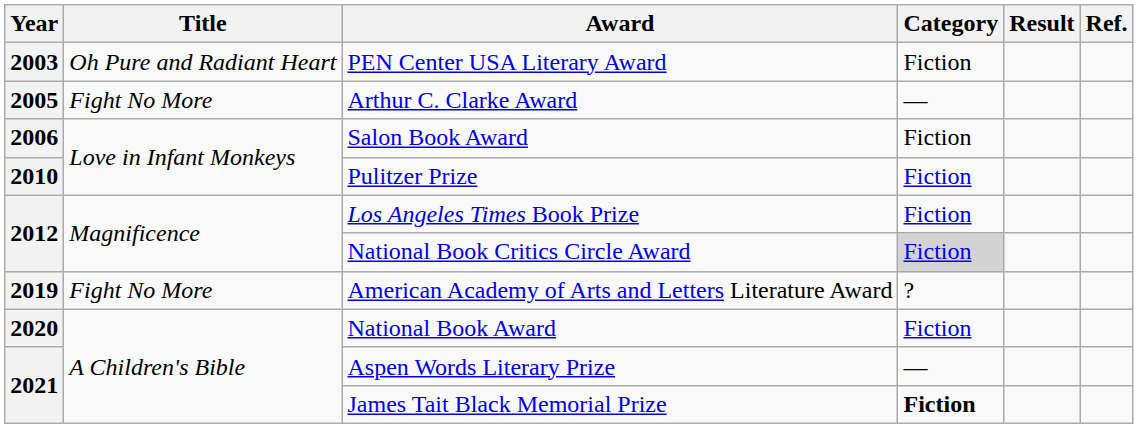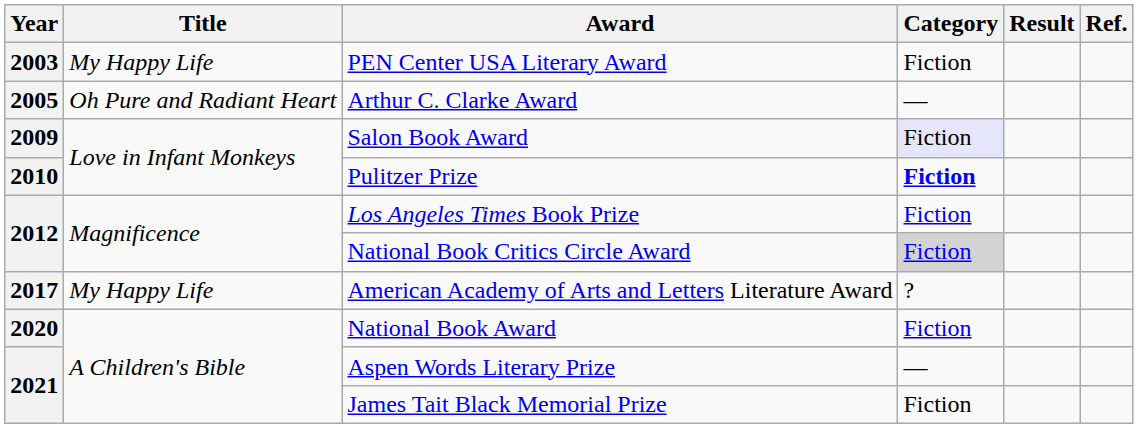(203, 61) Oh Pure and Radiant Heart -> (141, 61) My Happy Life
(141, 99) Fight No More -> (203, 99) Oh Pure and Radiant Heart
(34, 137) 2006 -> (34, 137) 2009
(938, 137) no background -> (938, 137) lavender background
(938, 175) normal -> (940, 175) bold
(34, 289) 2019 -> (34, 289) 2017
(141, 289) Fight No More -> (141, 289) My Happy Life
(940, 404) bold -> (938, 404) normal
